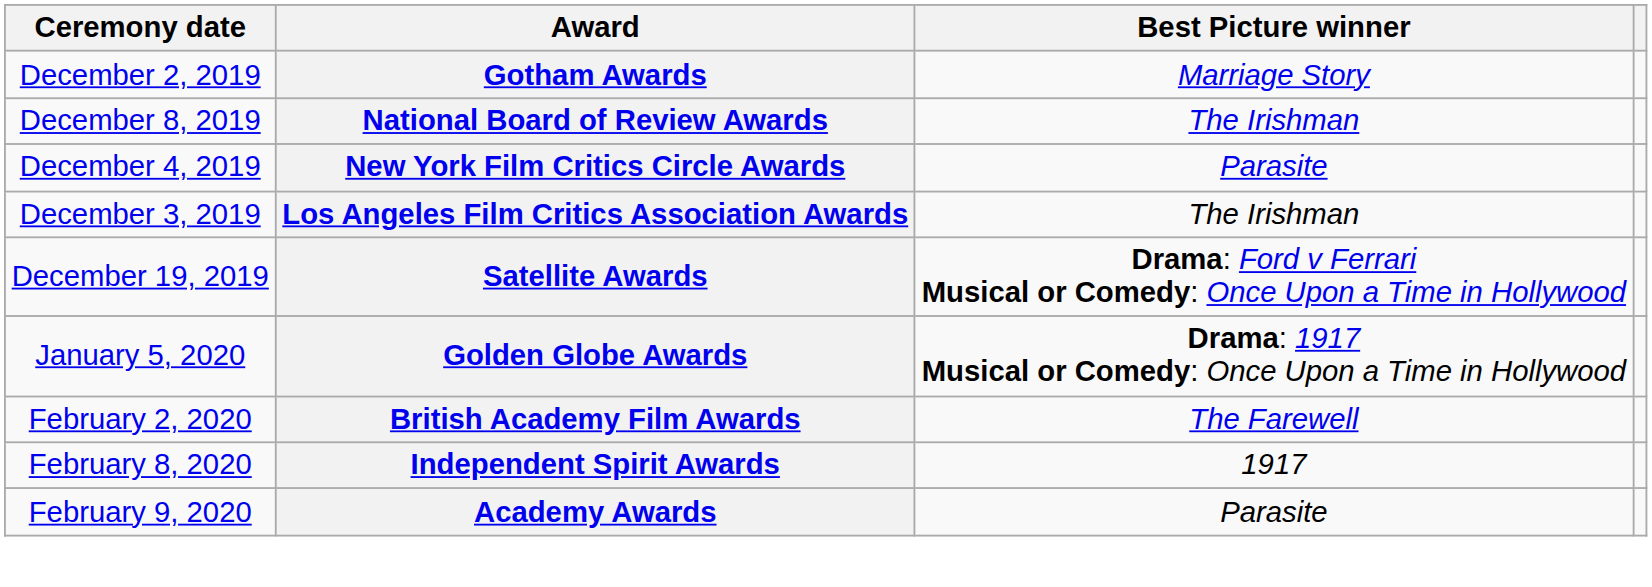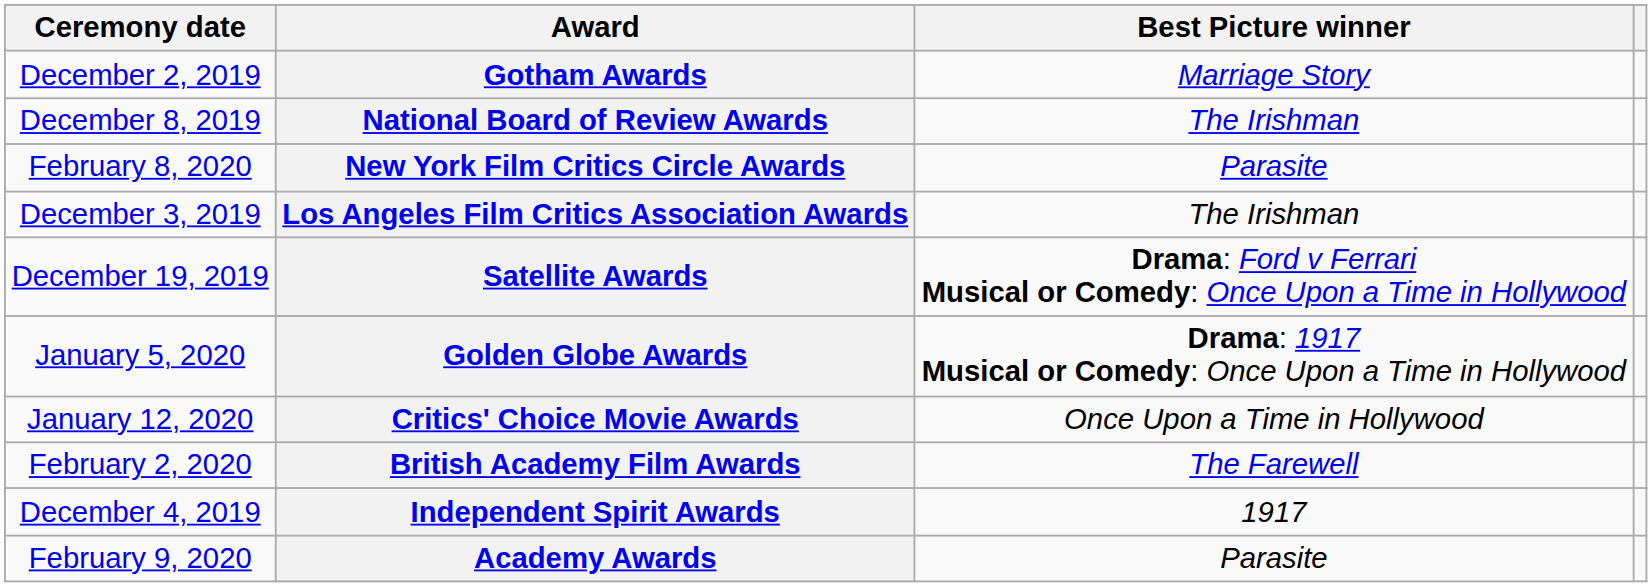(140, 167) December 4, 2019 -> (140, 167) February 8, 2020
+ row: (595, 418)
(140, 465) February 8, 2020 -> (140, 511) December 4, 2019
